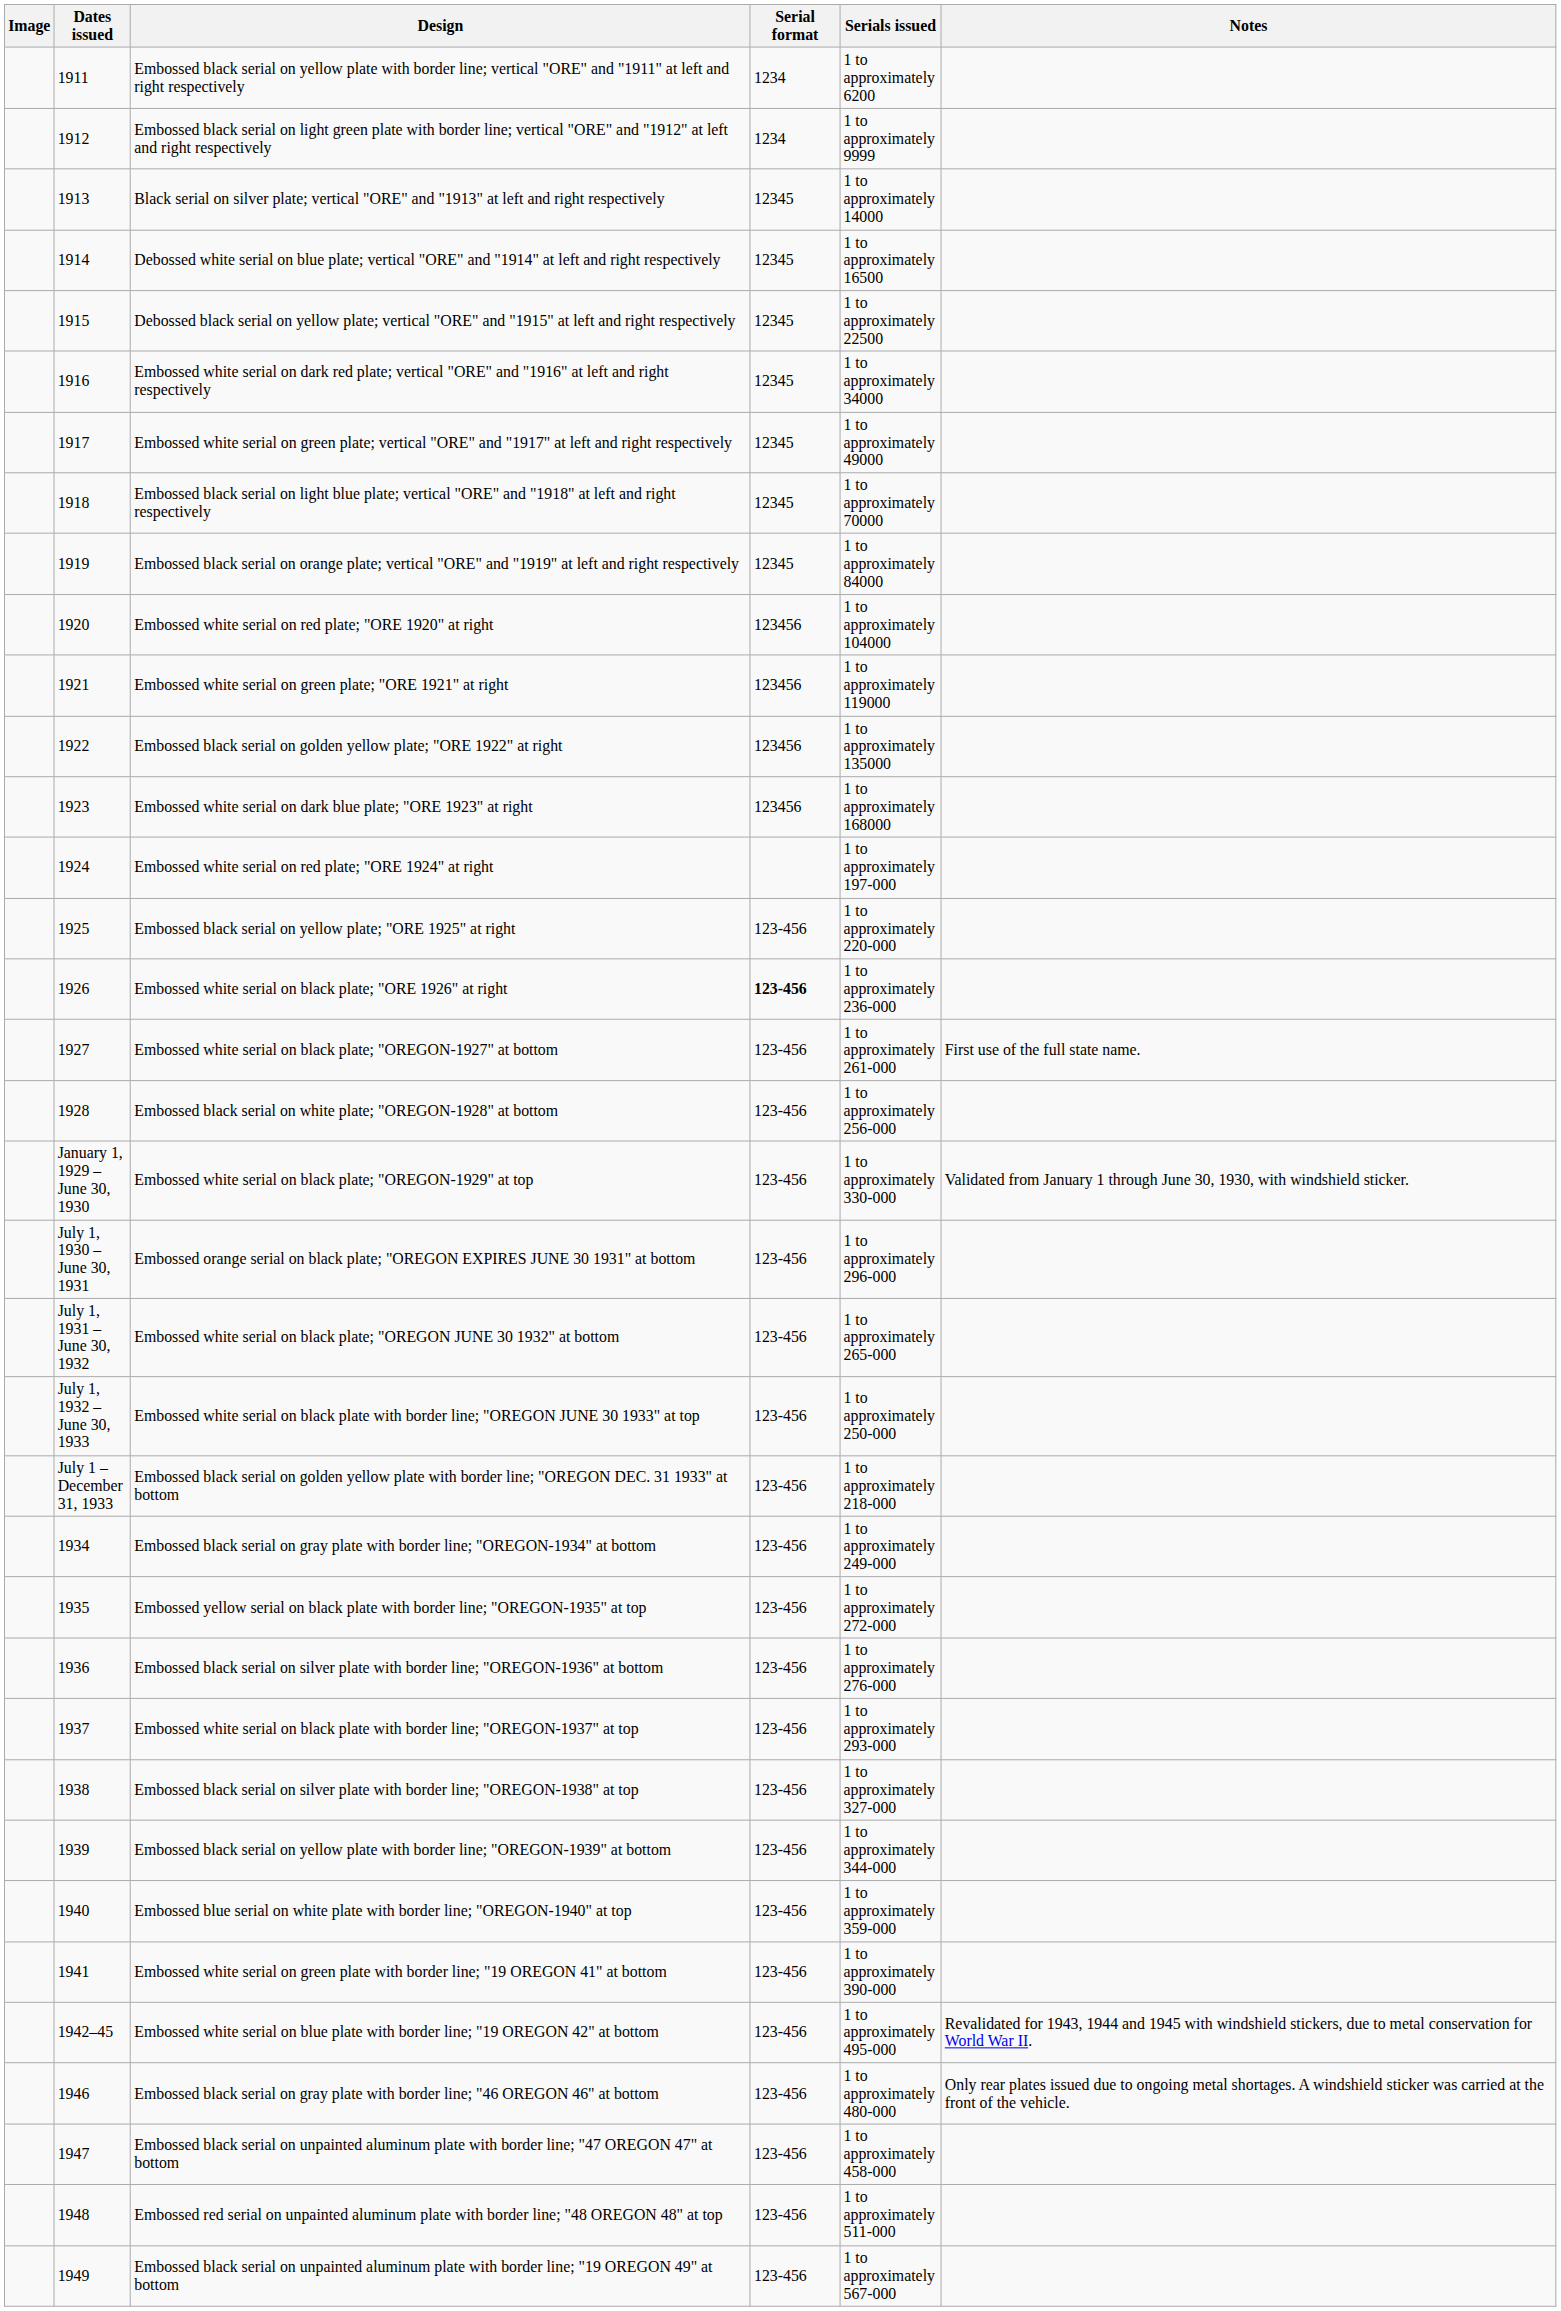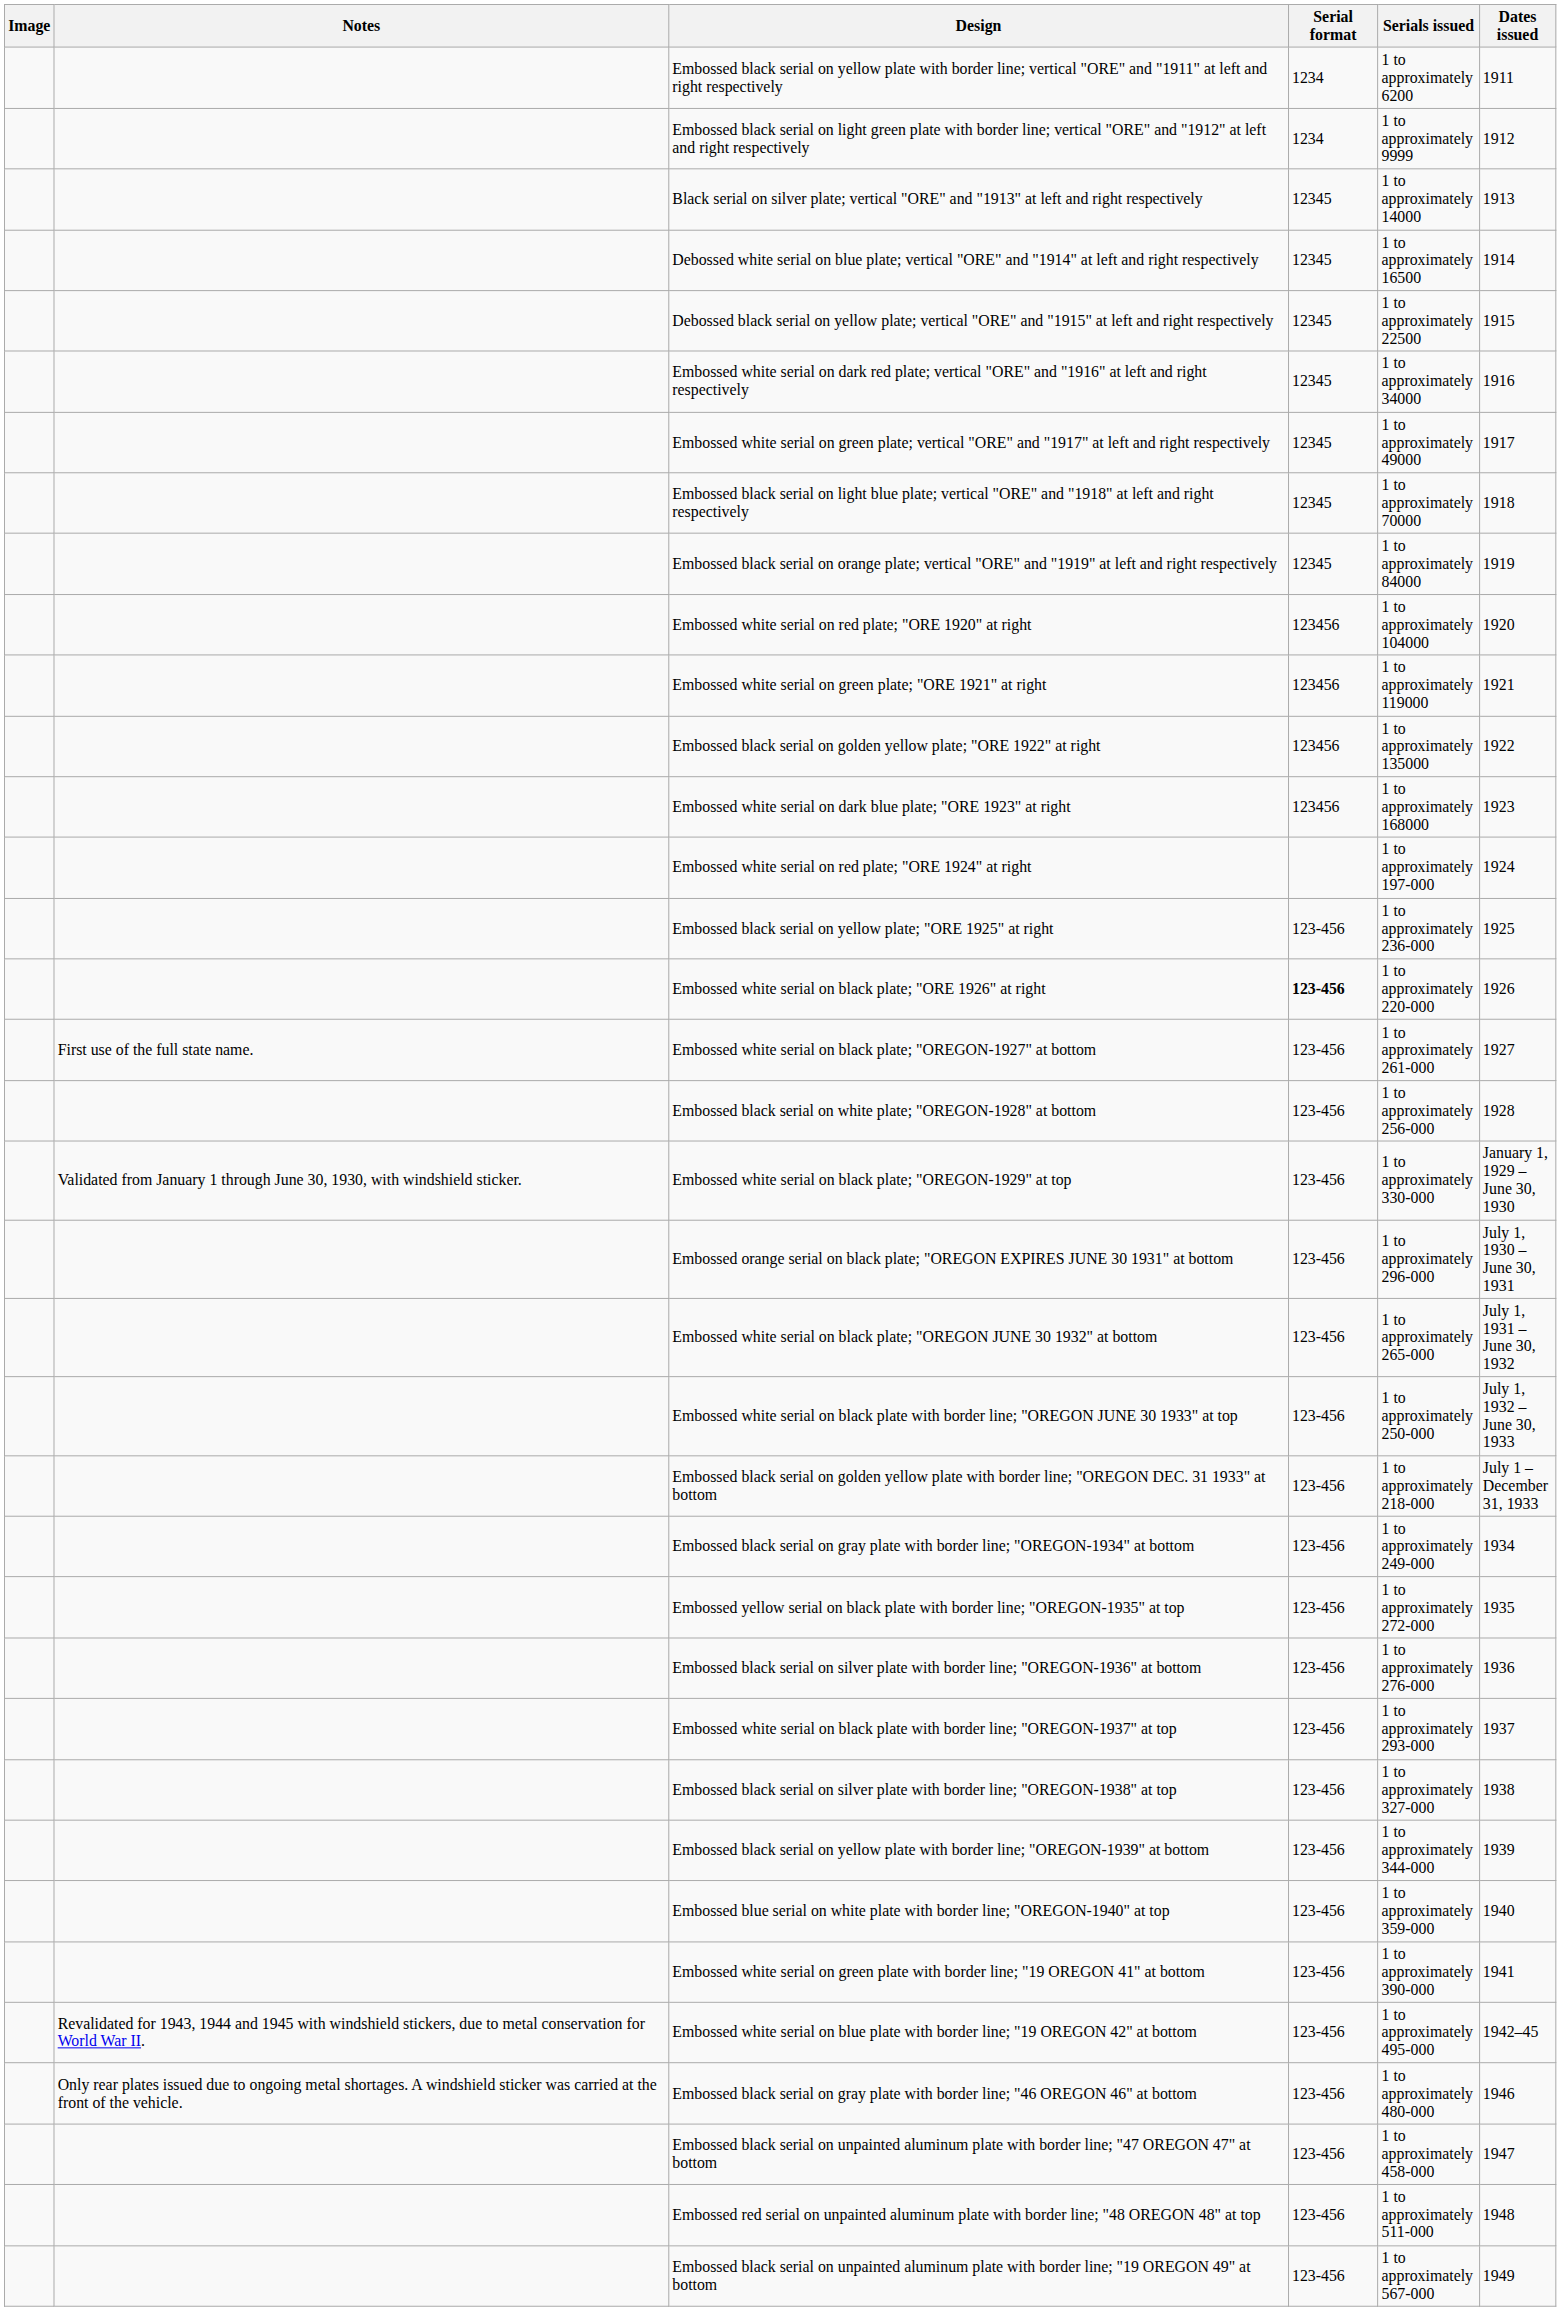columns swapped: (92, 25) <-> (1248, 25)
(889, 928) 1 to approximately 220-000 -> (1427, 928) 1 to approximately 236-000
(889, 989) 1 to approximately 236-000 -> (1427, 989) 1 to approximately 220-000
